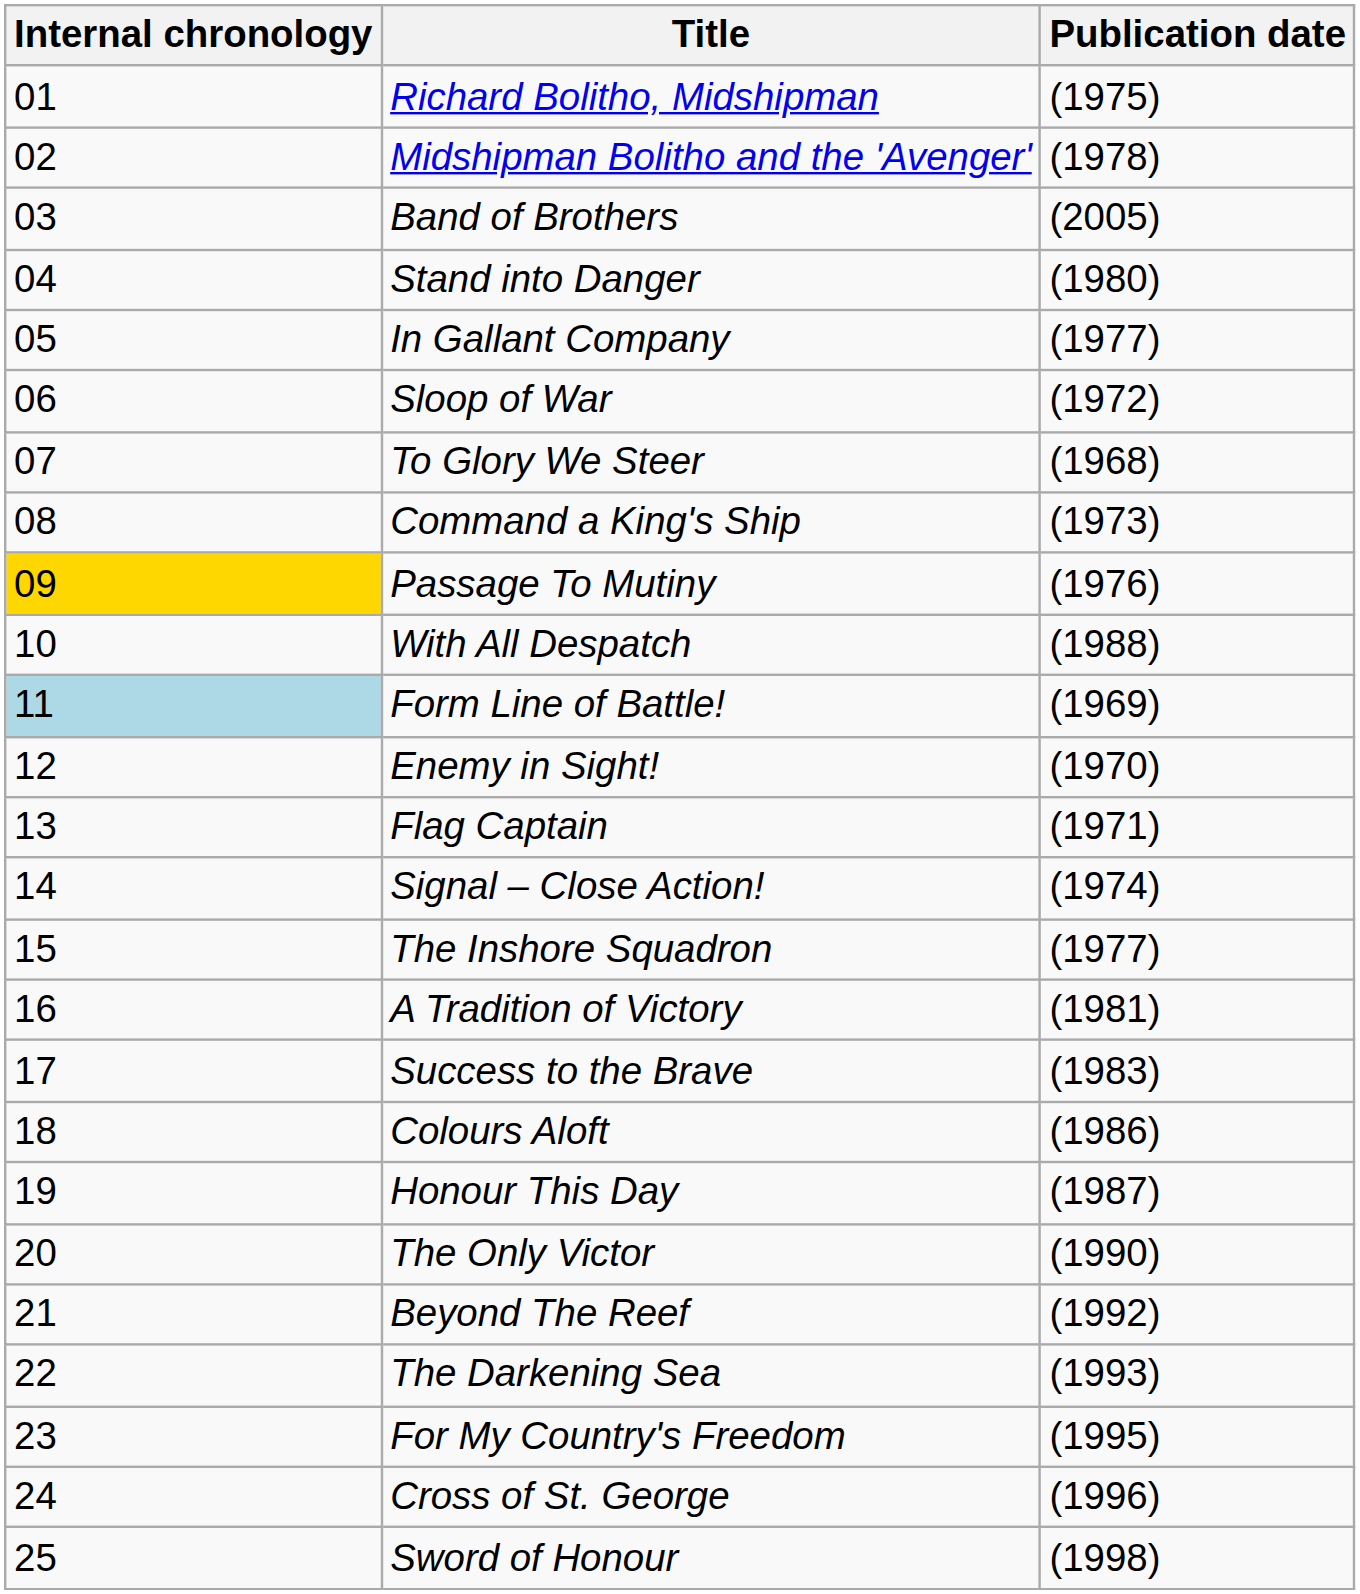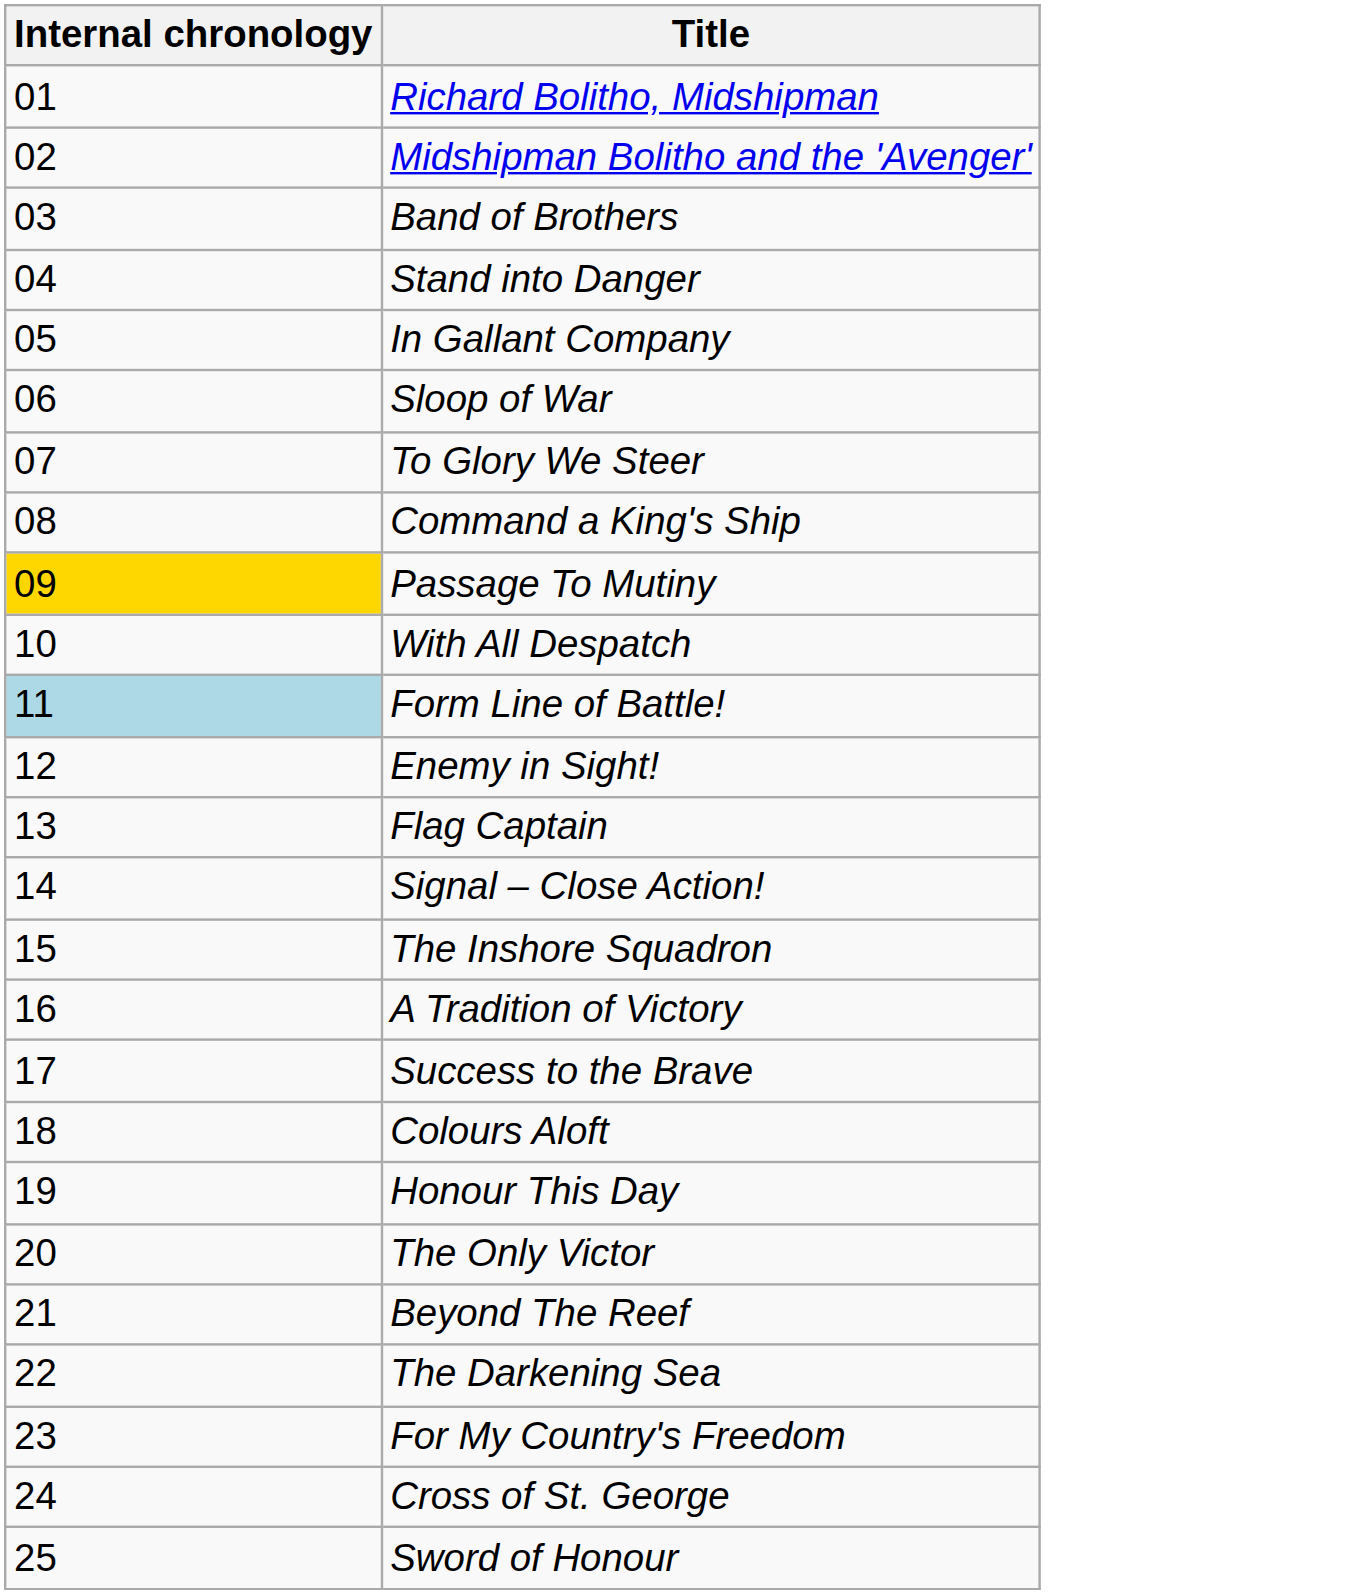- column: (1198, 34)
